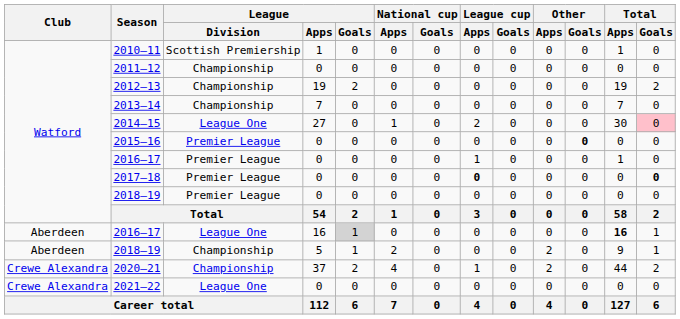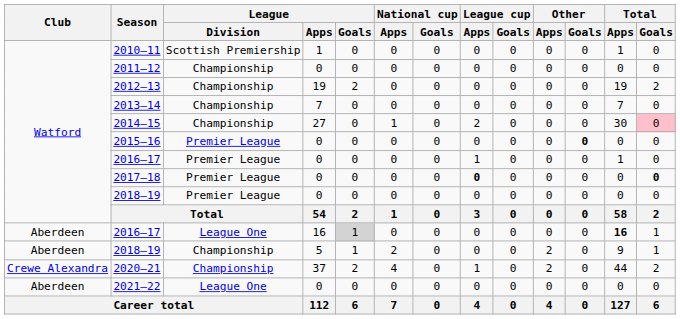(233, 123) League One -> (233, 123) Championship
(58, 287) Crewe Alexandra -> (58, 287) Aberdeen
